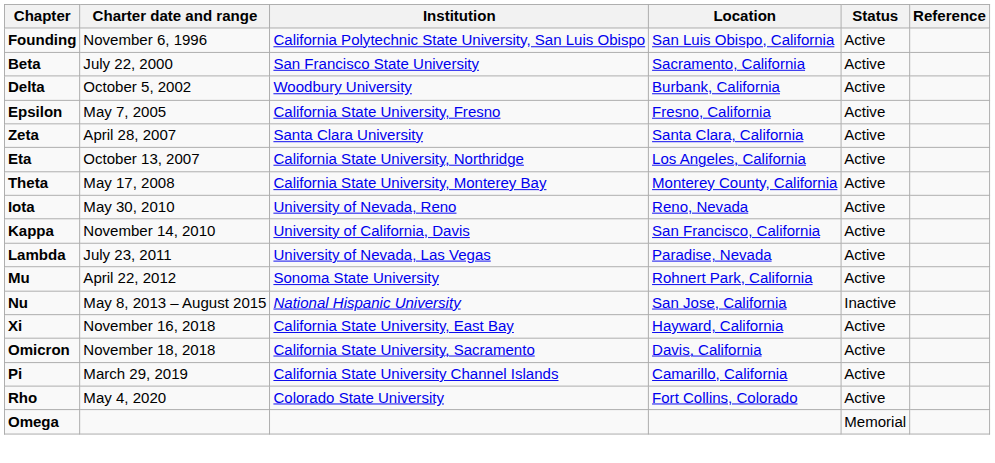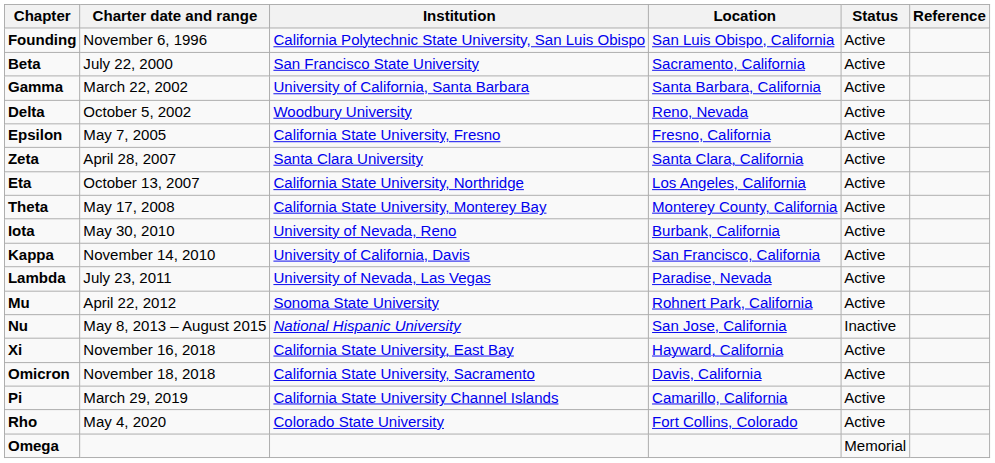+ row: (36, 87)
(716, 87) Burbank, California -> (700, 111) Reno, Nevada
(700, 207) Reno, Nevada -> (716, 231) Burbank, California
